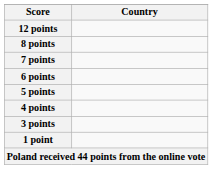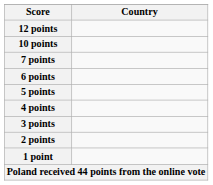+ row: (38, 44)
- row: (38, 44)
+ row: (38, 140)
